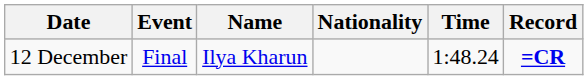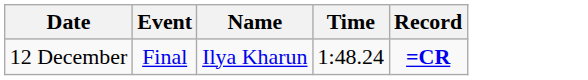- column: (370, 21)
